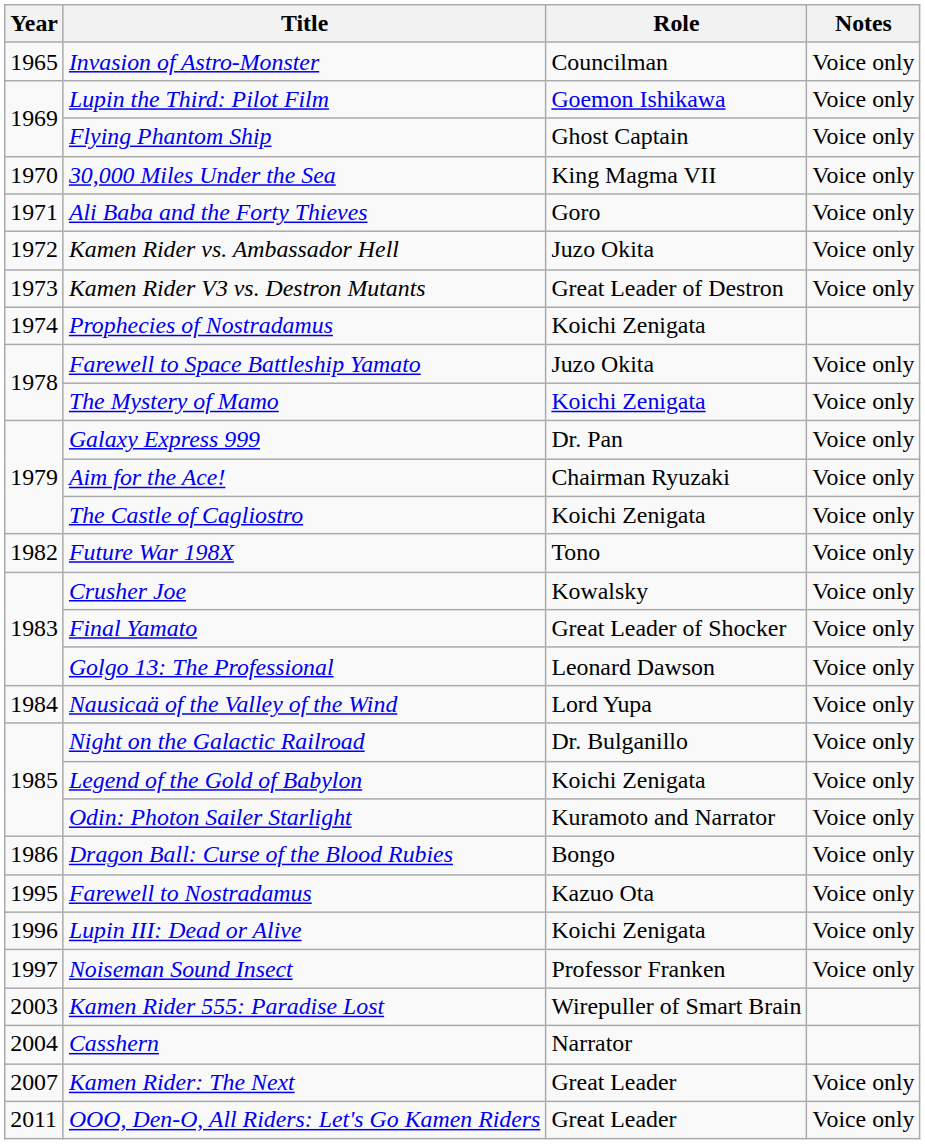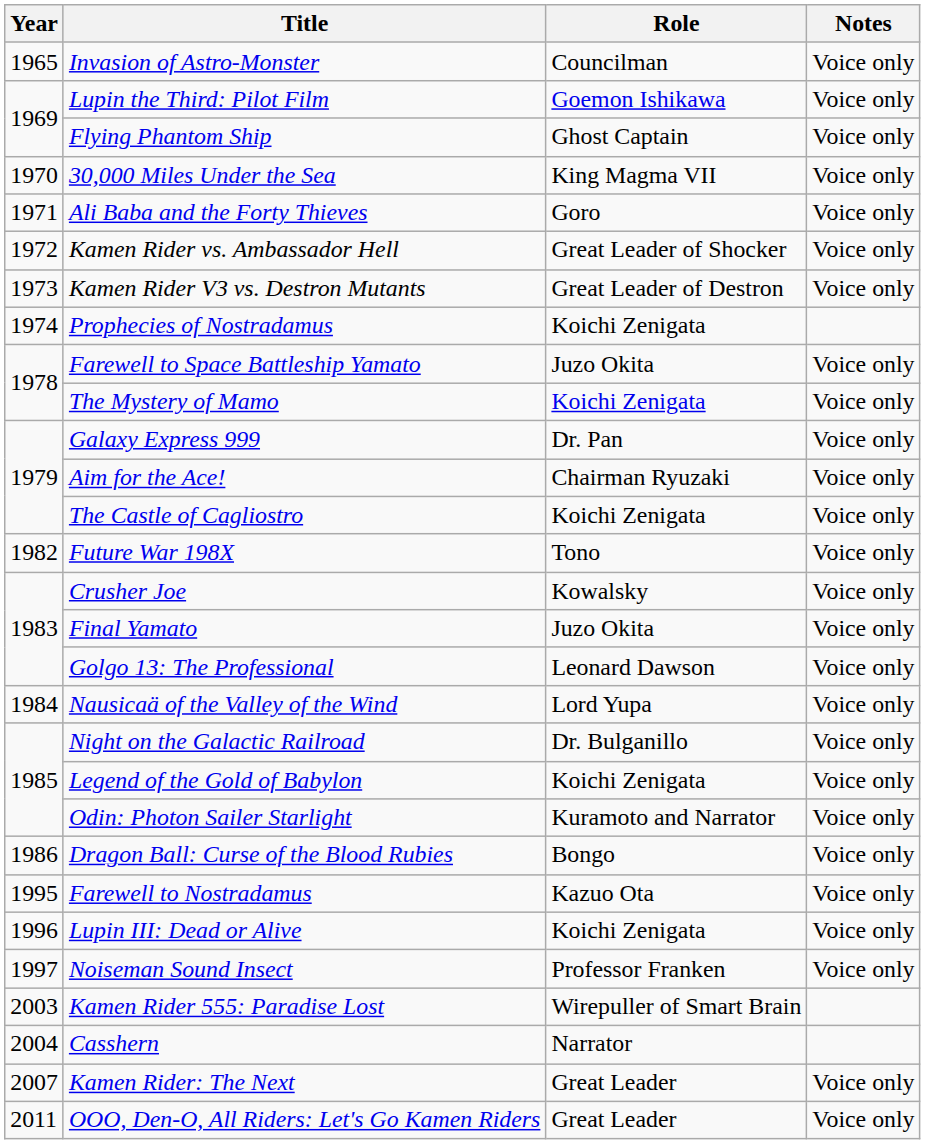(603, 250) Juzo Okita -> (669, 250) Great Leader of Shocker
(669, 628) Great Leader of Shocker -> (603, 628) Juzo Okita
